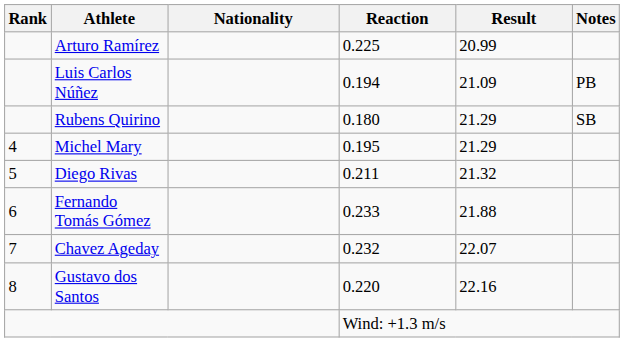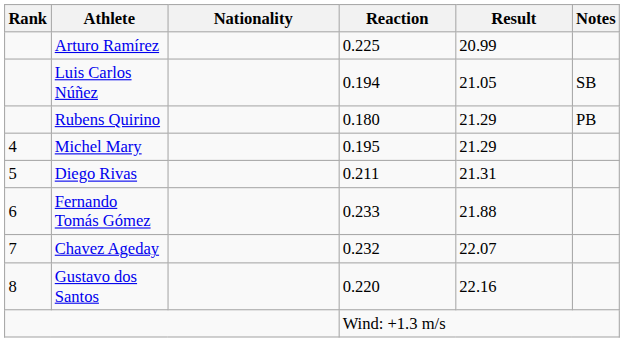(478, 82) 21.09 -> (478, 82) 21.05
(586, 82) PB -> (586, 82) SB
(586, 119) SB -> (586, 119) PB
(478, 174) 21.32 -> (478, 174) 21.31
